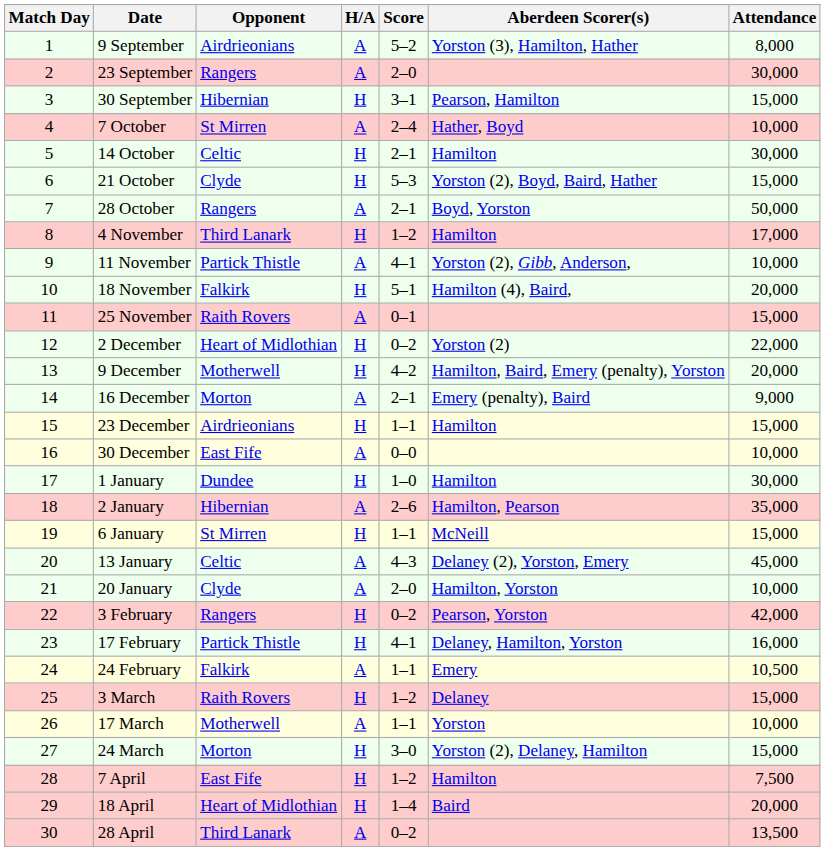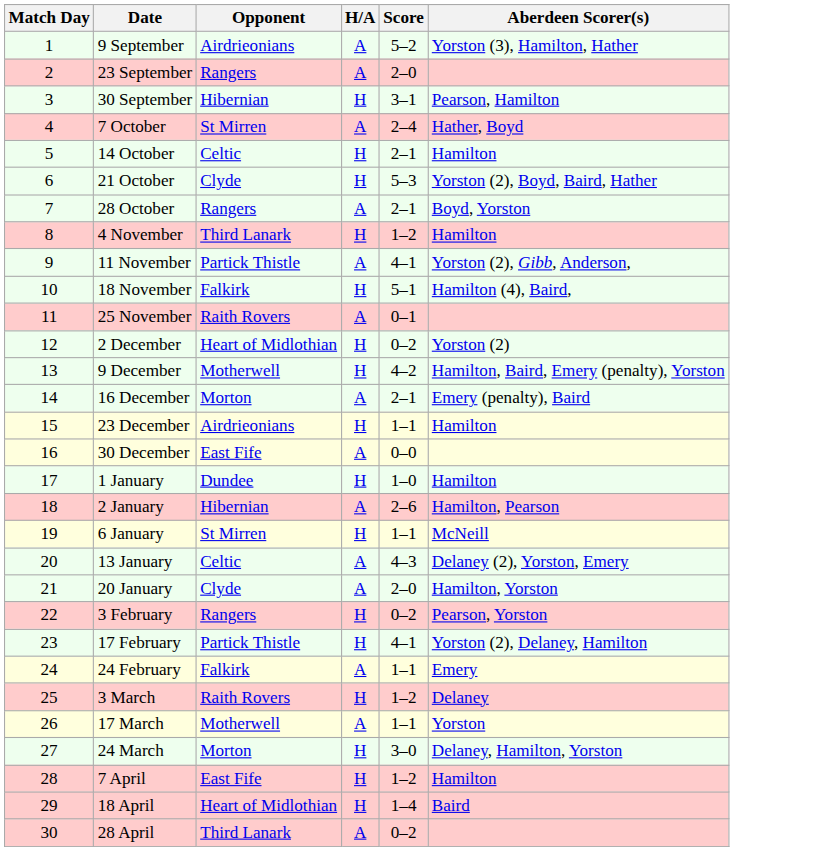- column: (774, 18)
(527, 642) Delaney, Hamilton, Yorston -> (540, 642) Yorston (2), Delaney, Hamilton
(540, 751) Yorston (2), Delaney, Hamilton -> (527, 751) Delaney, Hamilton, Yorston
